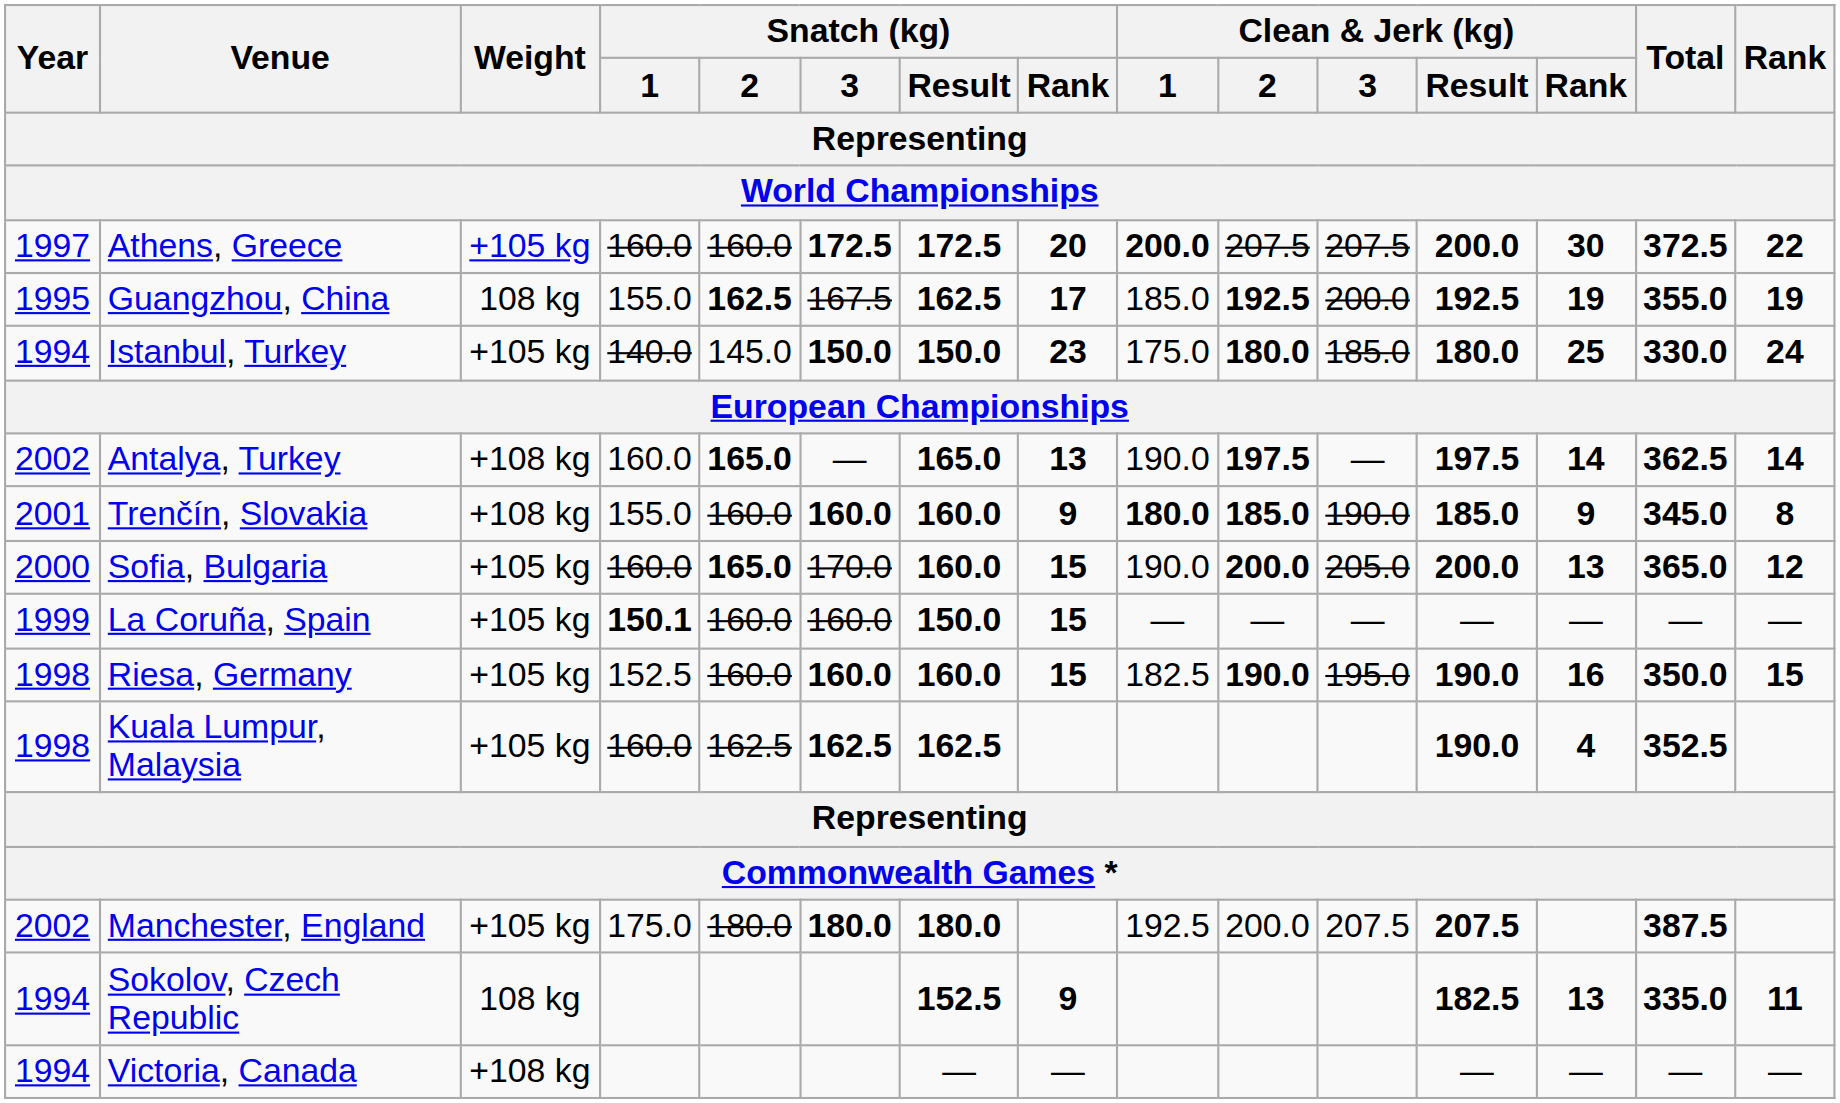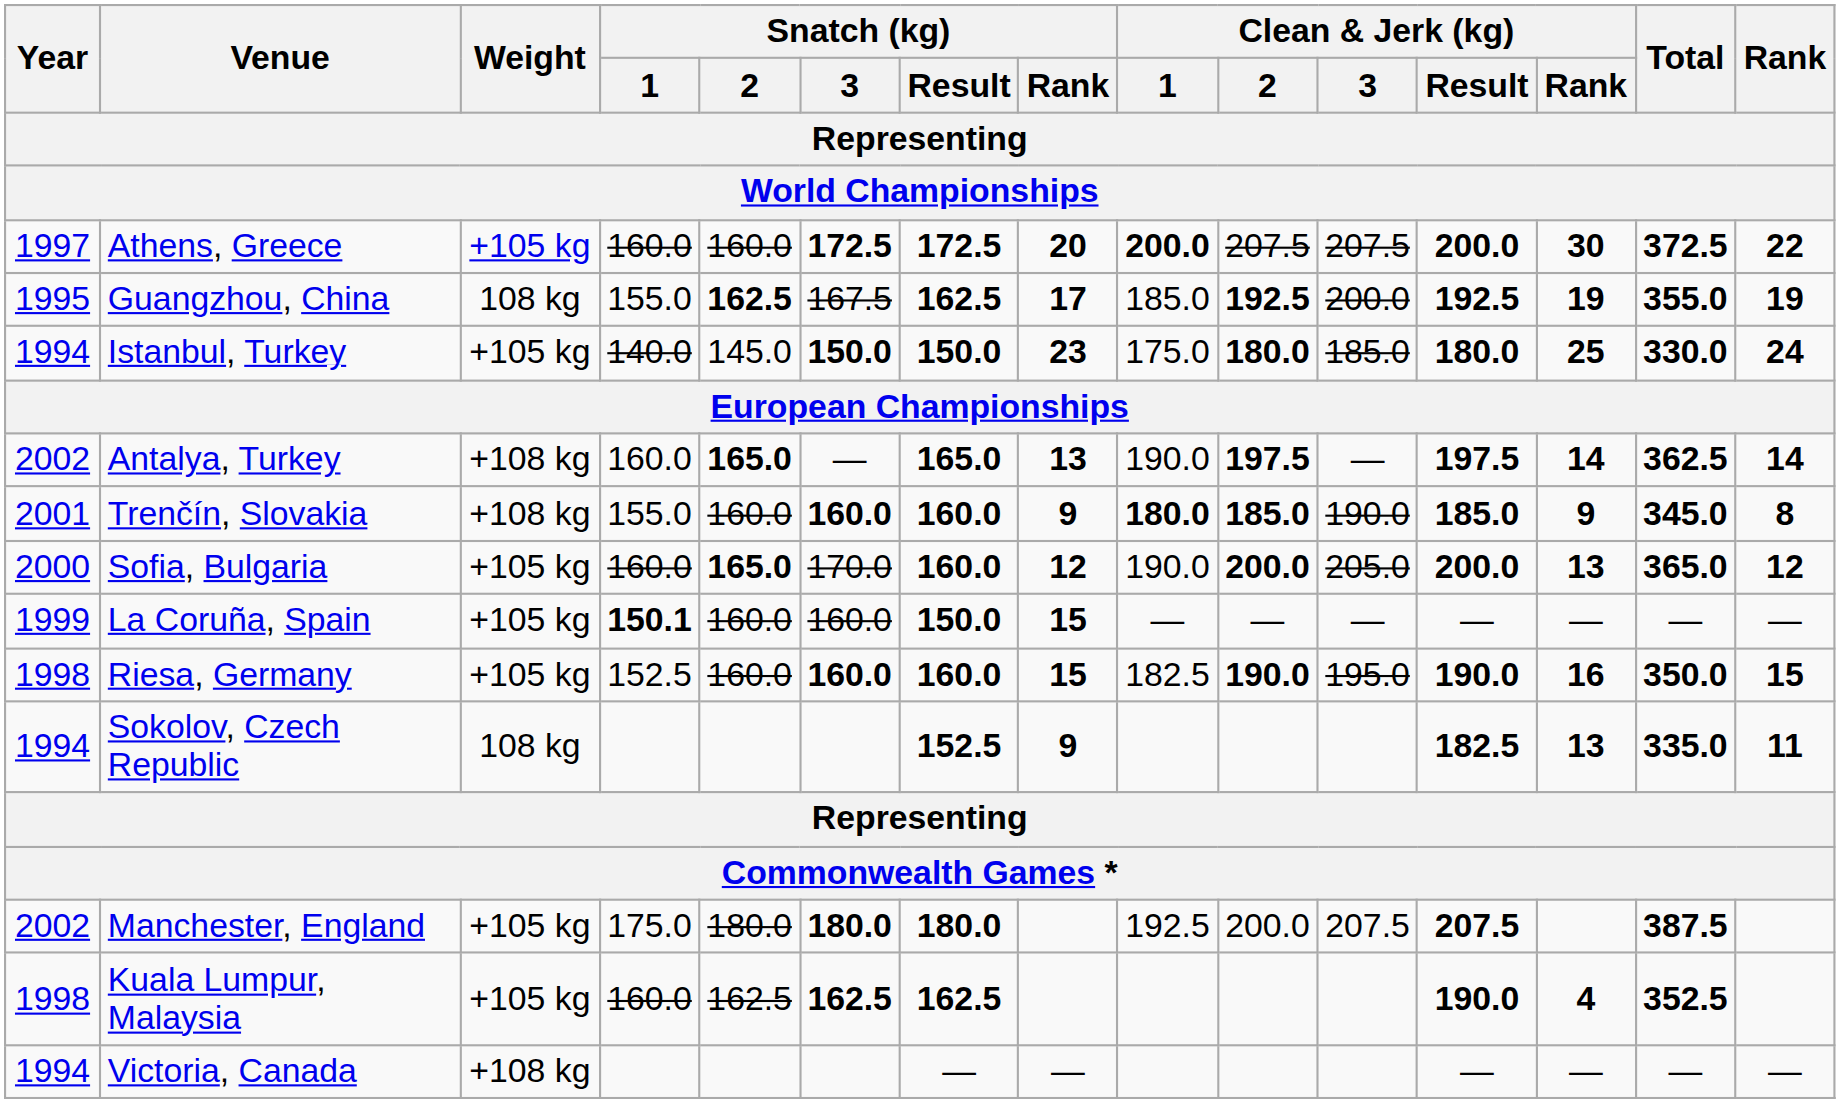(1068, 566) 15 -> (1068, 566) 12
rows swapped: (224, 998) <-> (217, 746)
